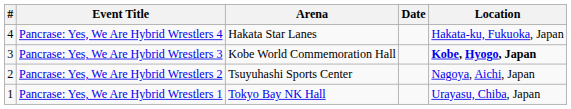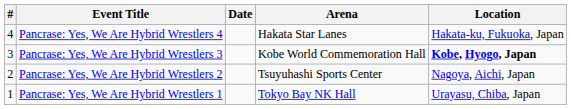columns swapped: (414, 14) <-> (312, 14)
